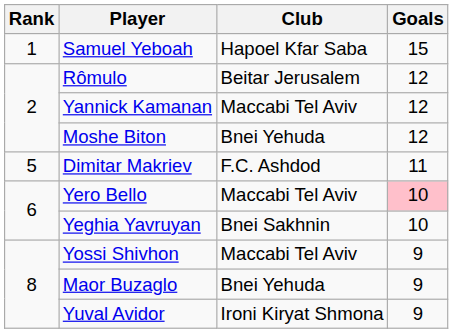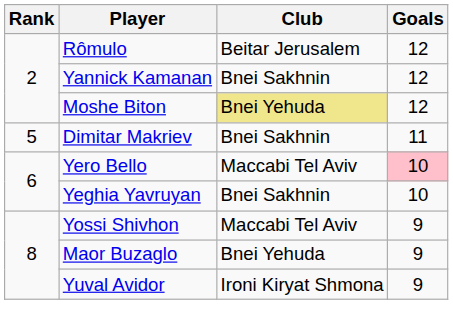- row: (128, 48)
(289, 107) Maccabi Tel Aviv -> (275, 78) Bnei Sakhnin
(273, 136) no background -> (273, 107) khaki background
(271, 166) F.C. Ashdod -> (275, 136) Bnei Sakhnin
